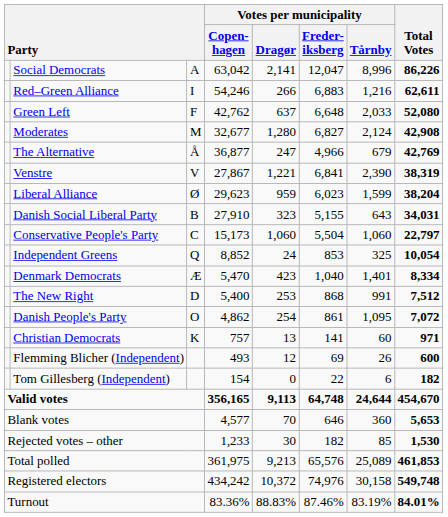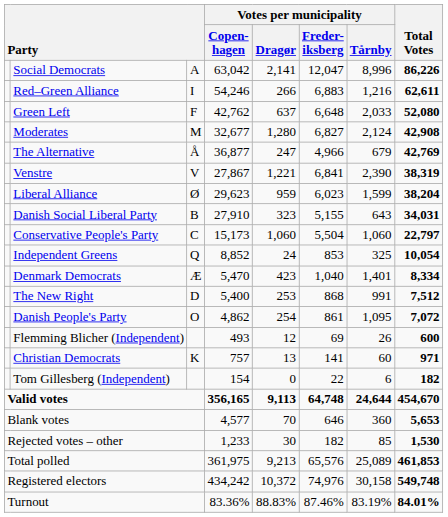rows swapped: (67, 337) <-> (99, 358)
